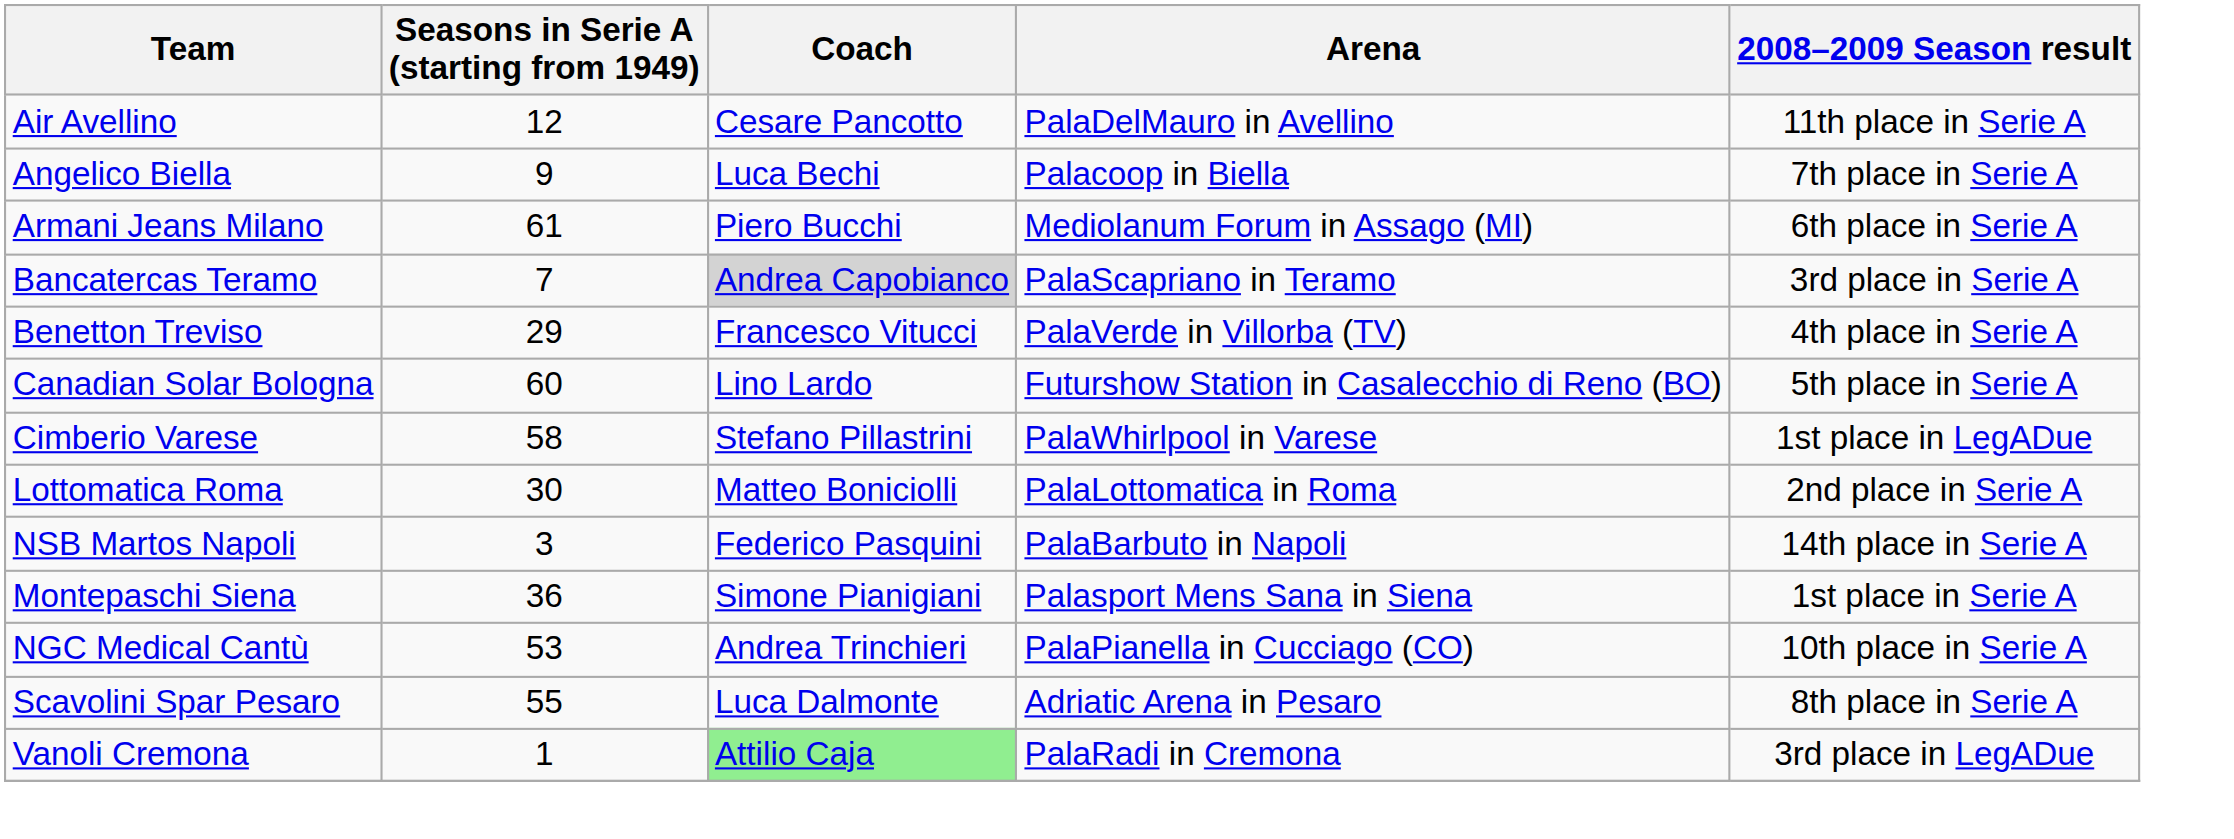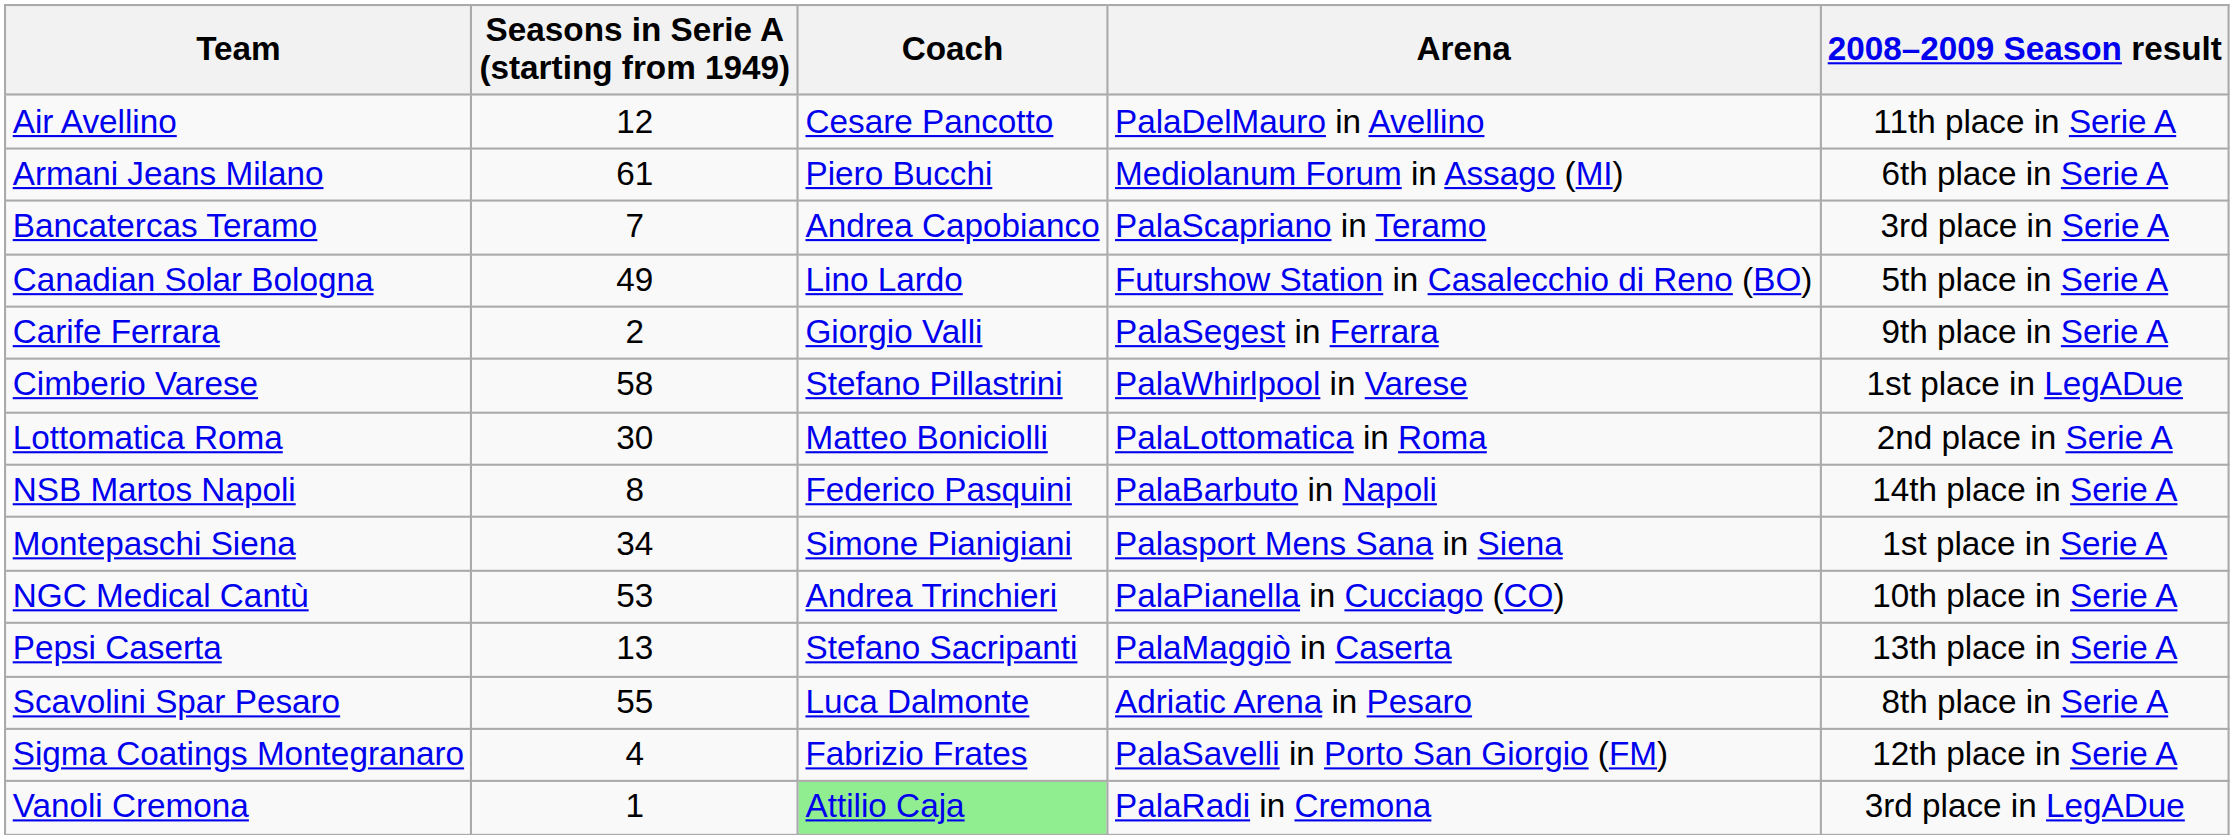- row: (122, 173)
(862, 279) lightgrey background -> (953, 226) no background
- row: (138, 332)
(544, 385) 60 -> (635, 279) 49
+ row: (116, 332)
(544, 543) 3 -> (635, 490) 8
(544, 596) 36 -> (635, 543) 34
+ row: (117, 648)
+ row: (238, 754)
